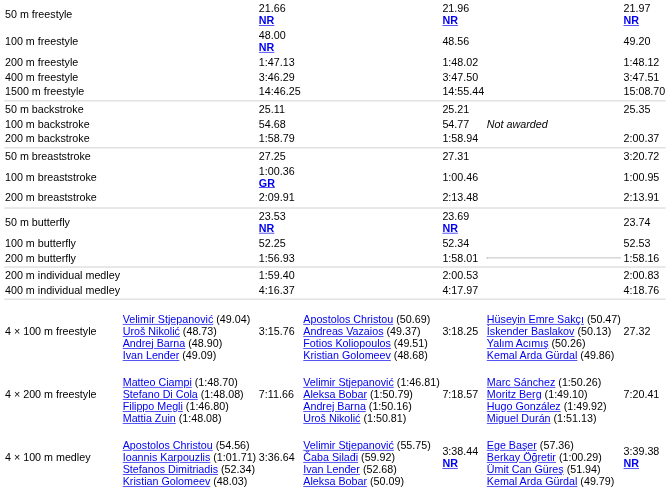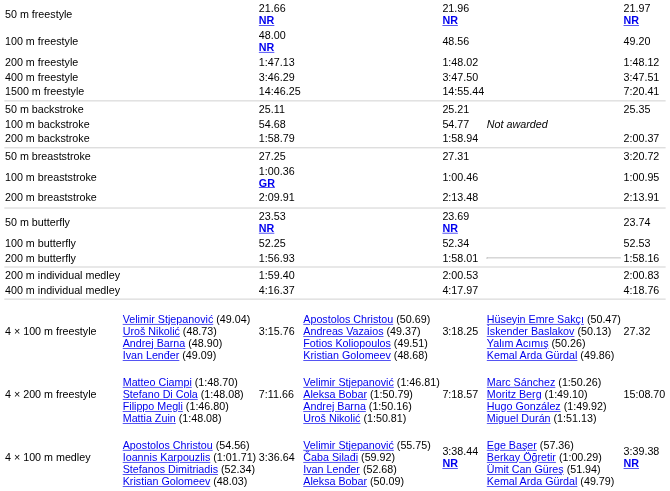(644, 92) 15:08.70 -> (641, 92) 7:20.41
(641, 395) 7:20.41 -> (644, 395) 15:08.70
